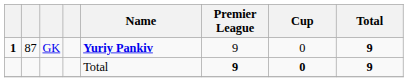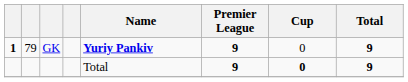(31, 47) 87 -> (31, 47) 79
(235, 47) normal -> (235, 47) bold
